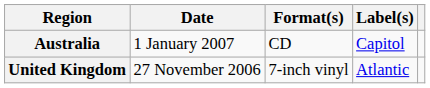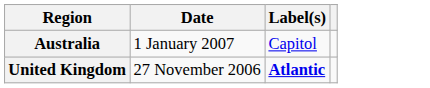- column: (308, 17)
(383, 69) normal -> (297, 69) bold
